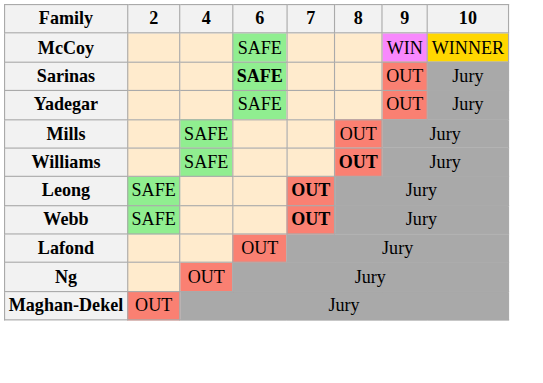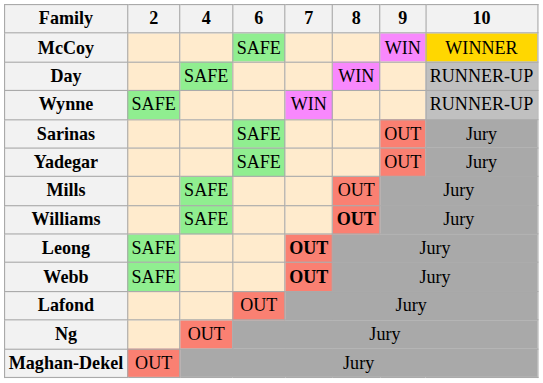+ row: (66, 76)
+ row: (66, 104)
(260, 76) bold -> (259, 133) normal
